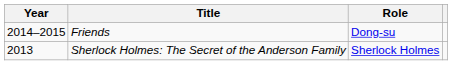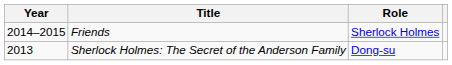(373, 32) Dong-su -> (395, 32) Sherlock Holmes
(395, 50) Sherlock Holmes -> (373, 50) Dong-su
